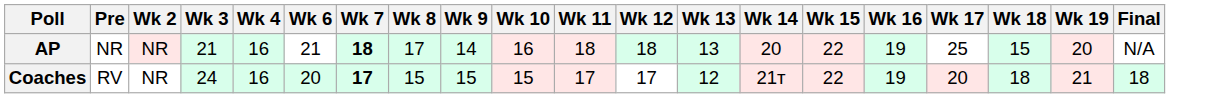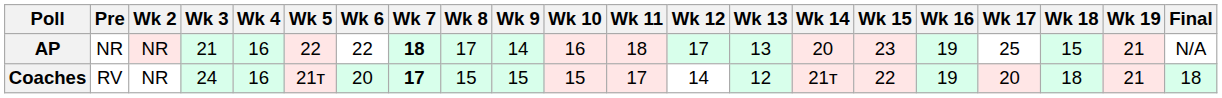+ column: (311, 19)
(311, 48) 21 -> (362, 48) 22
(647, 48) 18 -> (698, 48) 17
(833, 48) 22 -> (885, 48) 23
(1082, 48) 20 -> (1134, 48) 21
(647, 78) 17 -> (698, 78) 14
